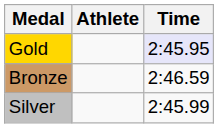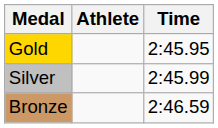(179, 48) lavender background -> (179, 48) no background
rows swapped: (32, 107) <-> (38, 78)
